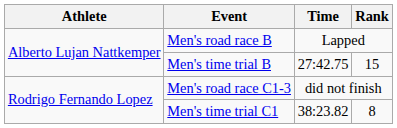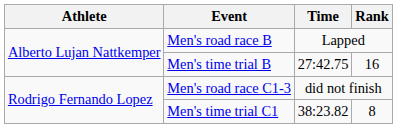(372, 64) 15 -> (372, 64) 16
